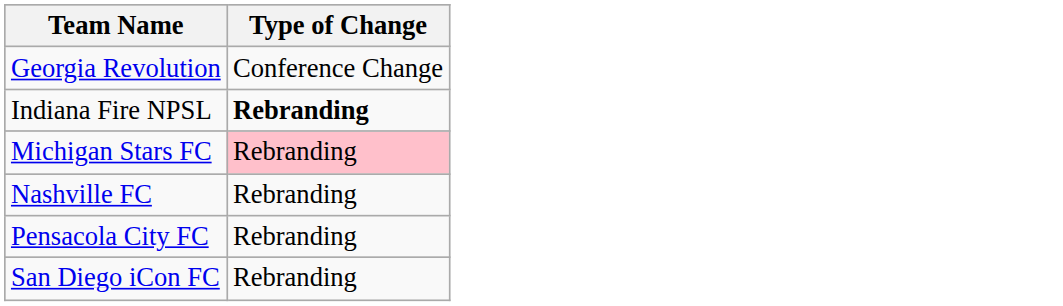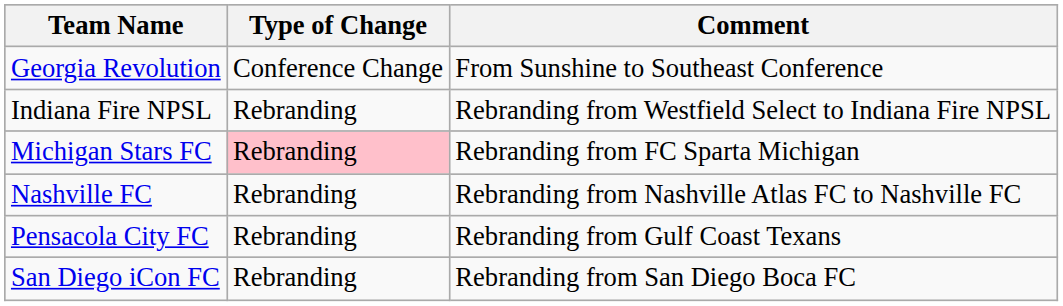+ column: (753, 25)
(301, 109) bold -> (295, 109) normal
